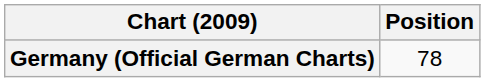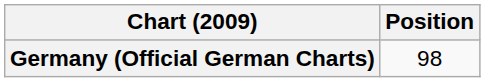(430, 58) 78 -> (430, 58) 98
